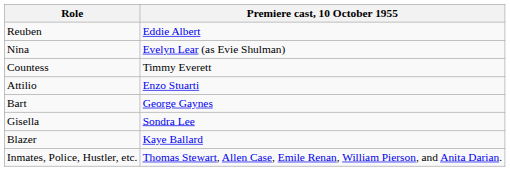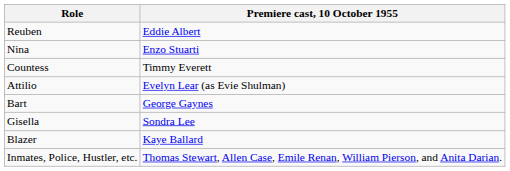(214, 49) Evelyn Lear (as Evie Shulman) -> (171, 49) Enzo Stuarti
(171, 85) Enzo Stuarti -> (214, 85) Evelyn Lear (as Evie Shulman)
